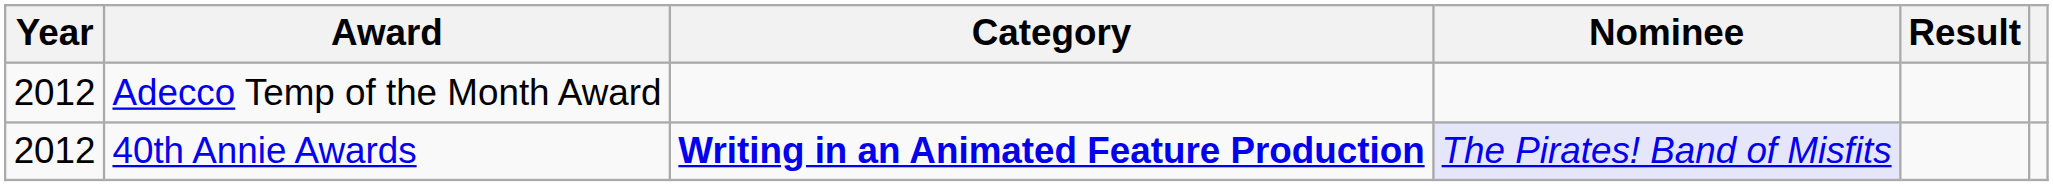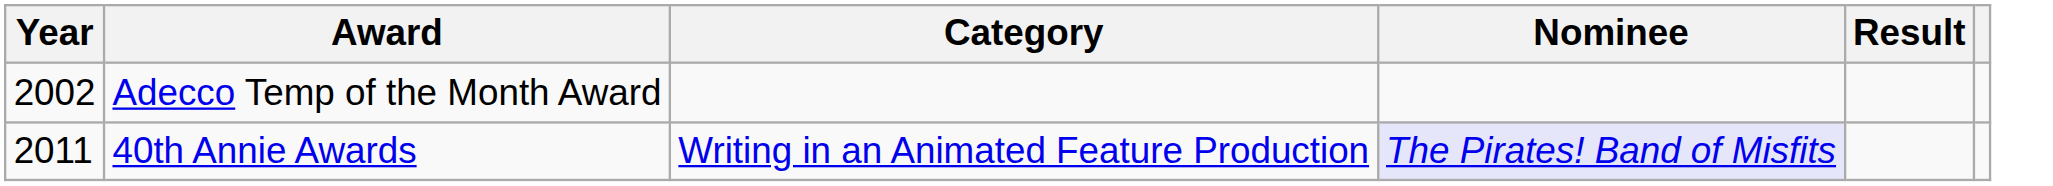(55, 92) 2012 -> (55, 92) 2002
(55, 150) 2012 -> (53, 150) 2011
(1052, 150) bold -> (1024, 150) normal
